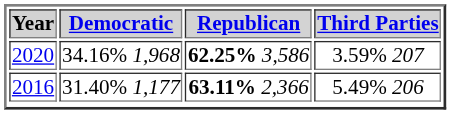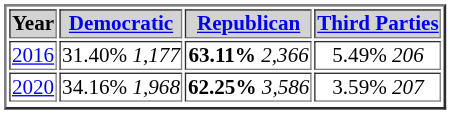rows swapped: (33, 55) <-> (33, 86)
